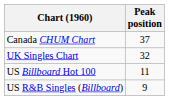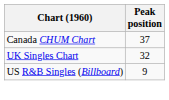- row: (51, 71)
